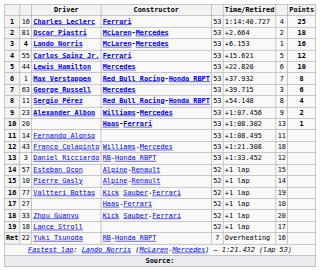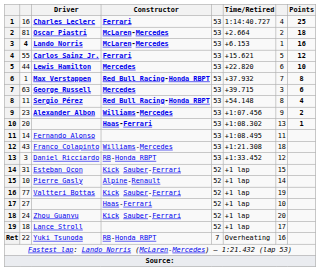(26, 170) 57 -> (26, 170) 31
(132, 170) Alpine-Renault -> (142, 170) Kick Sauber-Ferrari
(26, 215) 33 -> (26, 215) 24
